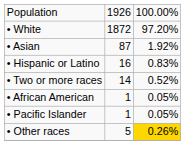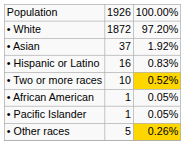(125, 47) 87 -> (125, 47) 37
(125, 81) 14 -> (125, 81) 10
(163, 81) no background -> (163, 81) gold background
